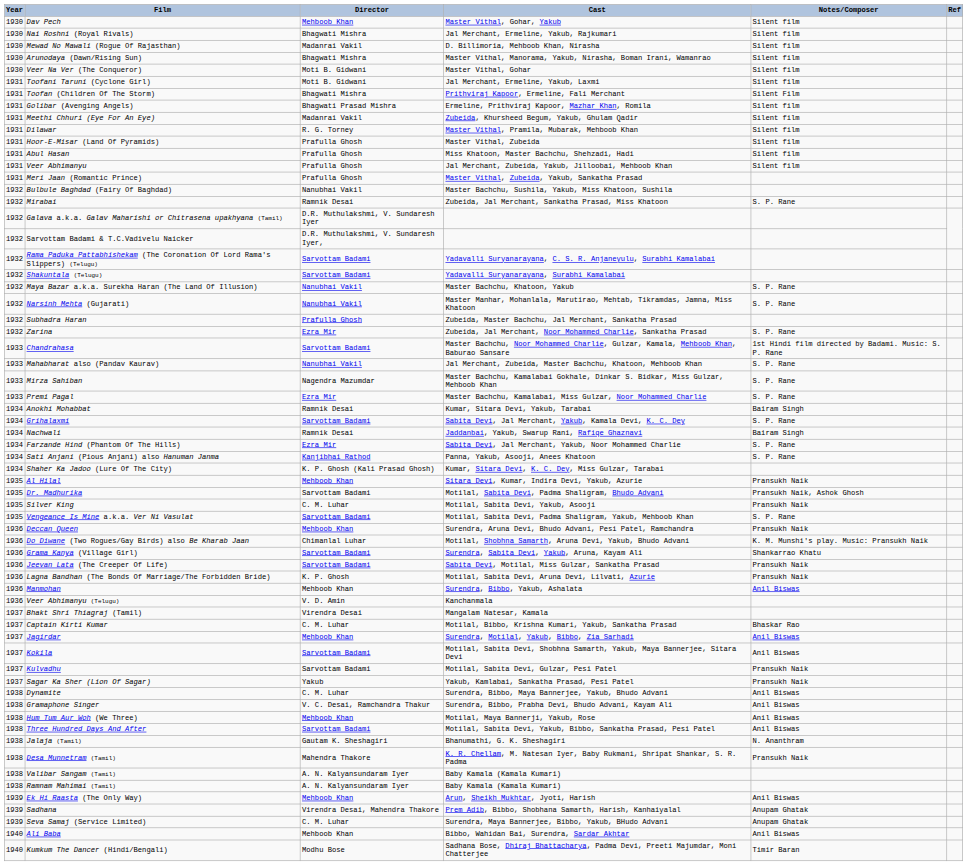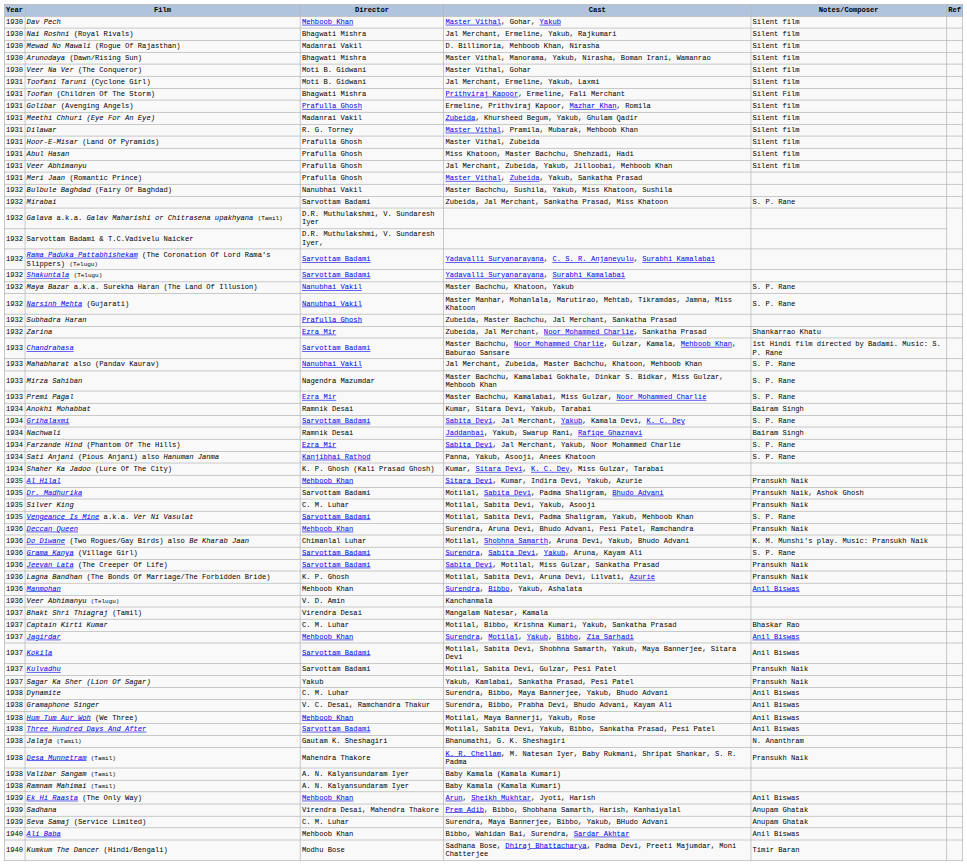(349, 106) Bhagwati Prasad Mishra -> (332, 106) Prafulla Ghosh
(328, 202) Ramnik Desai -> (336, 202) Sarvottam Badami
(774, 332) S. P. Rane -> (787, 332) Shankarrao Khatu
(787, 553) Shankarrao Khatu -> (774, 553) S. P. Rane
